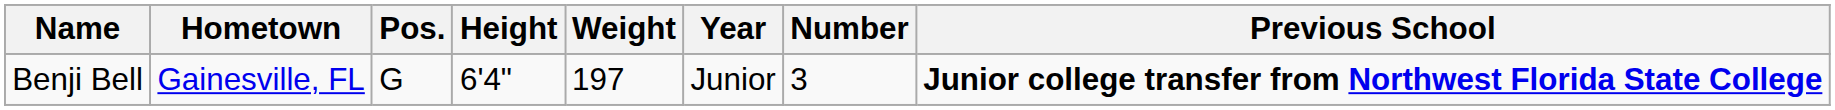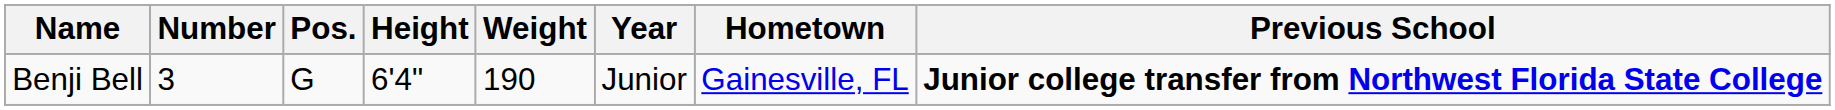columns swapped: (850, 29) <-> (261, 29)
(598, 79) 197 -> (509, 79) 190
